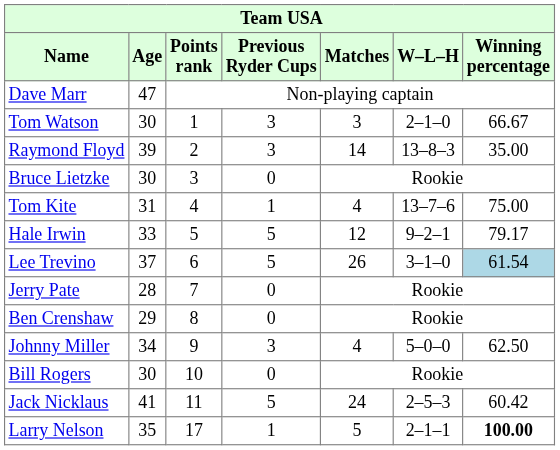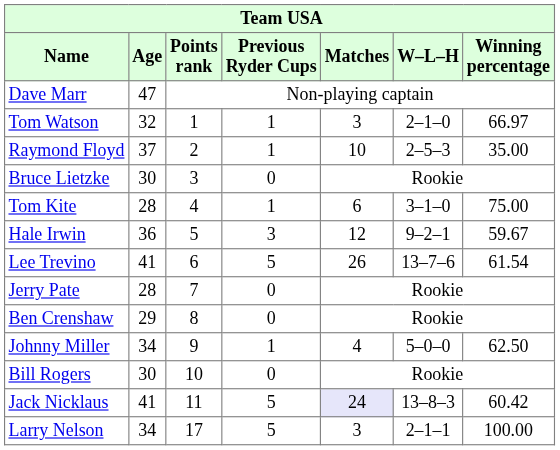(147, 122) 30 -> (147, 122) 32
(271, 122) 3 -> (271, 122) 1
(508, 122) 66.67 -> (508, 122) 66.97
(147, 150) 39 -> (147, 150) 37
(271, 150) 3 -> (271, 150) 1
(357, 150) 14 -> (357, 150) 10
(428, 150) 13–8–3 -> (428, 150) 2–5–3
(147, 206) 31 -> (147, 206) 28
(357, 206) 4 -> (357, 206) 6
(428, 206) 13–7–6 -> (428, 206) 3–1–0
(147, 234) 33 -> (147, 234) 36
(271, 234) 5 -> (271, 234) 3
(508, 234) 79.17 -> (508, 234) 59.67
(147, 262) 37 -> (147, 262) 41
(428, 262) 3–1–0 -> (428, 262) 13–7–6
(508, 262) lightblue background -> (508, 262) no background
(271, 346) 3 -> (271, 346) 1
(357, 402) no background -> (357, 402) lavender background
(428, 402) 2–5–3 -> (428, 402) 13–8–3
(147, 430) 35 -> (147, 430) 34
(271, 430) 1 -> (271, 430) 5
(357, 430) 5 -> (357, 430) 3
(508, 430) bold -> (508, 430) normal
